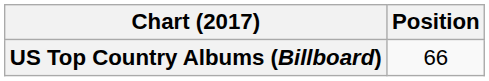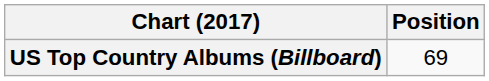(436, 57) 66 -> (436, 57) 69
